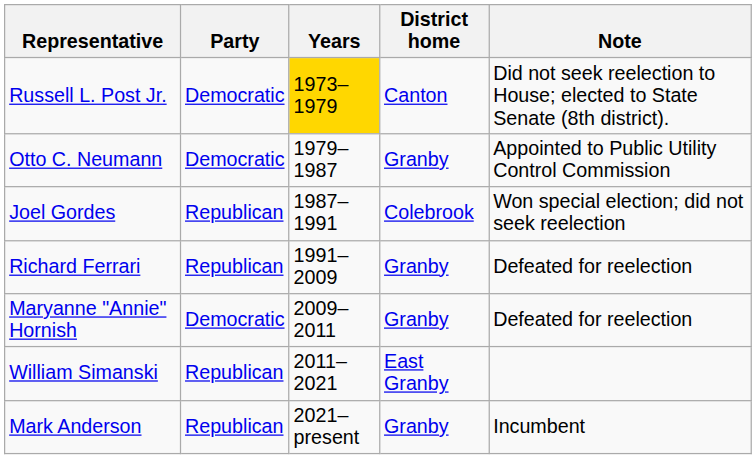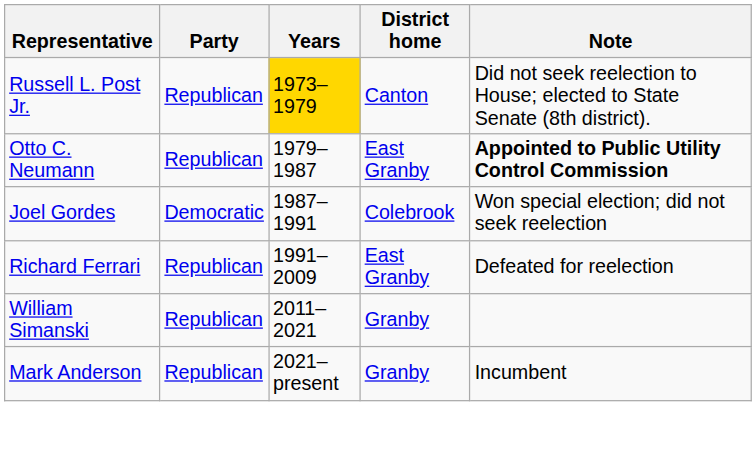(235, 95) Democratic -> (214, 95) Republican
(235, 160) Democratic -> (214, 160) Republican
(416, 160) Granby -> (397, 160) East Granby
(605, 160) normal -> (598, 160) bold
(234, 213) Republican -> (214, 213) Democratic
(416, 266) Granby -> (397, 266) East Granby
- row: (88, 320)
(416, 373) East Granby -> (397, 320) Granby
